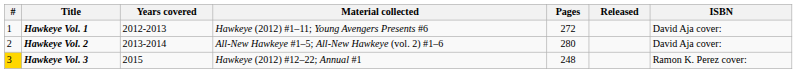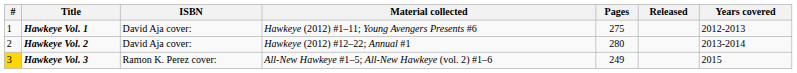columns swapped: (167, 12) <-> (721, 12)
(568, 28) 272 -> (617, 28) 275
(329, 44) All-New Hawkeye #1–5; All-New Hawkeye (vol. 2) #1–6 -> (337, 44) Hawkeye (2012) #12–22; Annual #1
(288, 60) Hawkeye (2012) #12–22; Annual #1 -> (378, 60) All-New Hawkeye #1–5; All-New Hawkeye (vol. 2) #1–6
(568, 60) 248 -> (617, 60) 249
